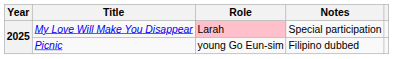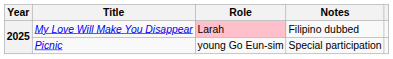(335, 29) Special participation -> (324, 29) Filipino dubbed
(324, 45) Filipino dubbed -> (335, 45) Special participation
